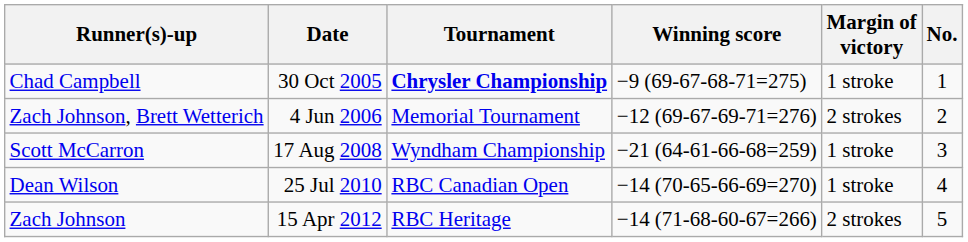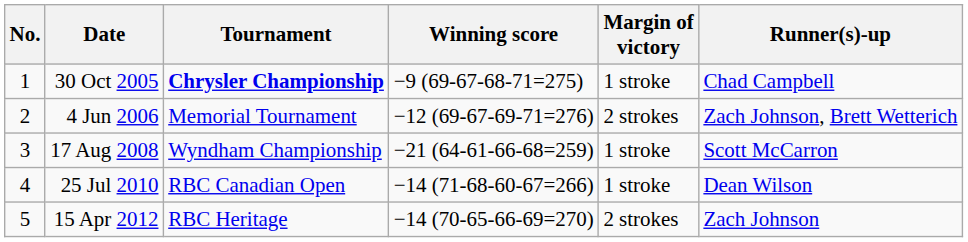columns swapped: (942, 34) <-> (137, 34)
(717, 185) −14 (70-65-66-69=270) -> (494, 185) −14 (71-68-60-67=266)
(717, 219) −14 (71-68-60-67=266) -> (494, 219) −14 (70-65-66-69=270)
